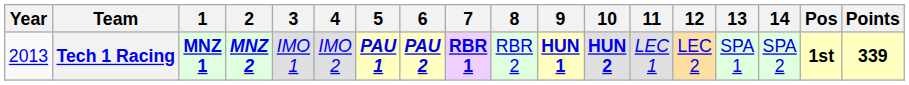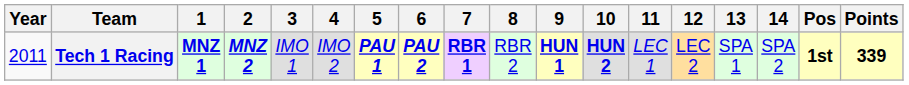(28, 56) 2013 -> (28, 56) 2011
